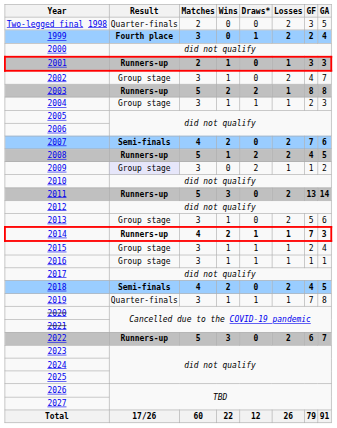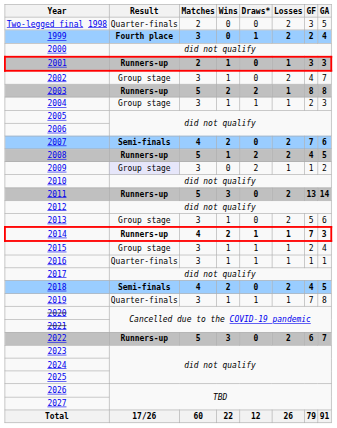(144, 261) Group stage -> (144, 261) Quarter-finals
